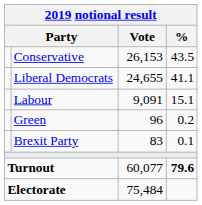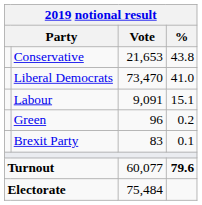(145, 57) 26,153 -> (145, 57) 21,653
(182, 57) 43.5 -> (182, 57) 43.8
(145, 78) 24,655 -> (145, 78) 73,470
(182, 78) 41.1 -> (182, 78) 41.0
